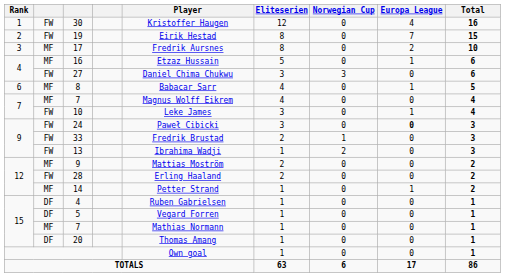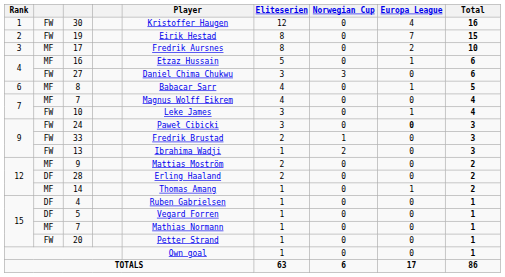(48, 177) FW -> (48, 177) DF
(188, 190) Petter Strand -> (188, 190) Thomas Amang
(48, 241) DF -> (48, 241) FW
(188, 241) Thomas Amang -> (188, 241) Petter Strand
